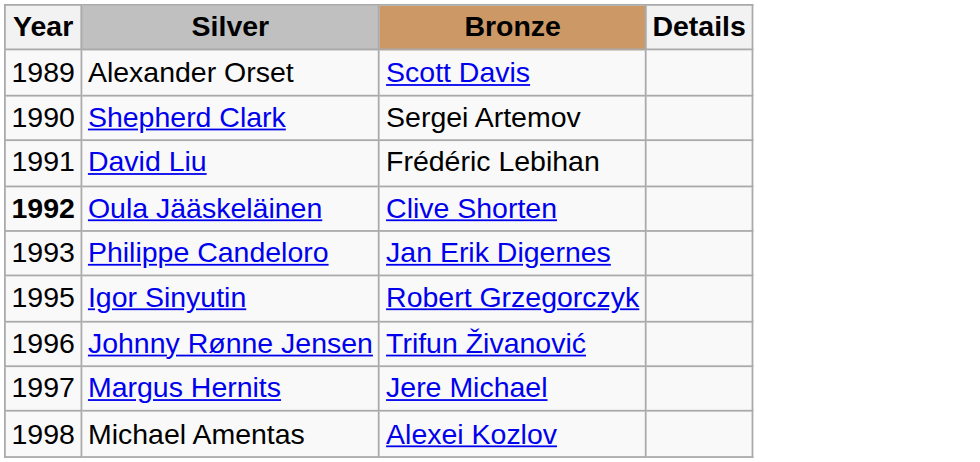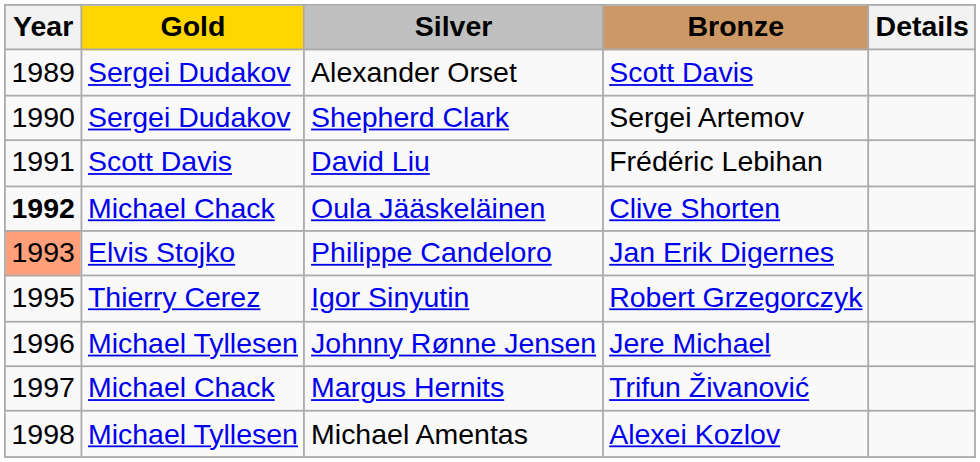+ column: (193, 27)
(43, 252) no background -> (43, 252) lightsalmon background
(486, 343) Trifun Živanović -> (690, 343) Jere Michael
(467, 388) Jere Michael -> (709, 388) Trifun Živanović
